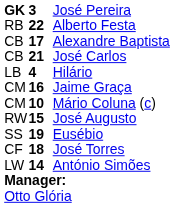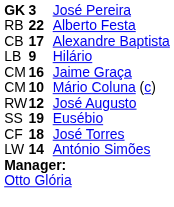- row: (90, 56)
(32, 72) 4 -> (32, 56) 9
(36, 118) 15 -> (36, 103) 12
